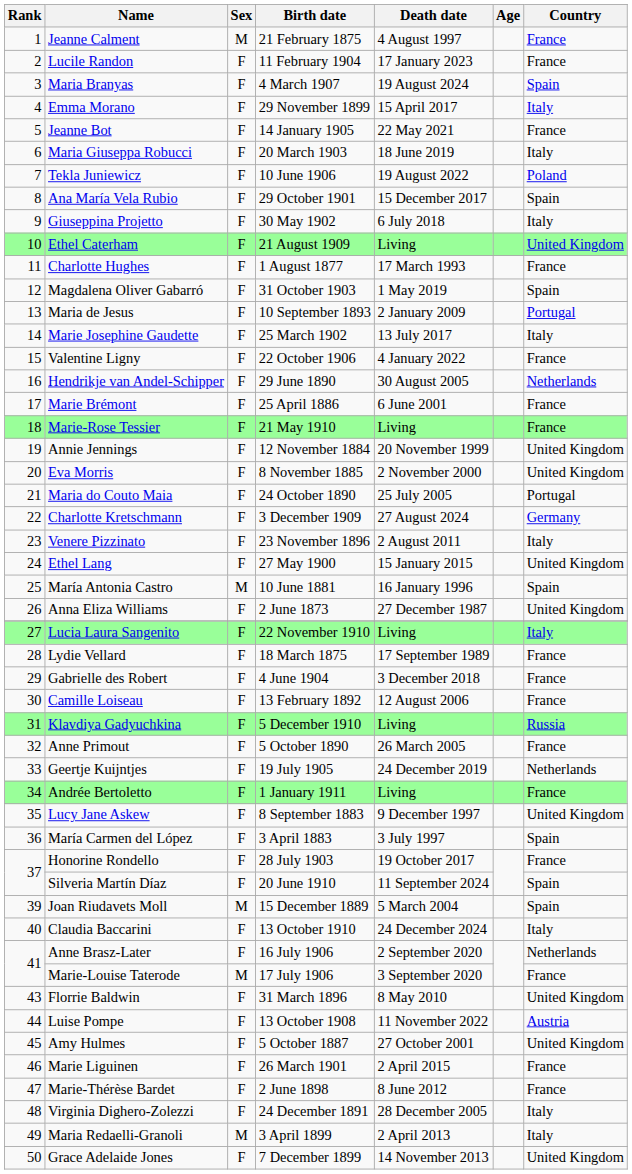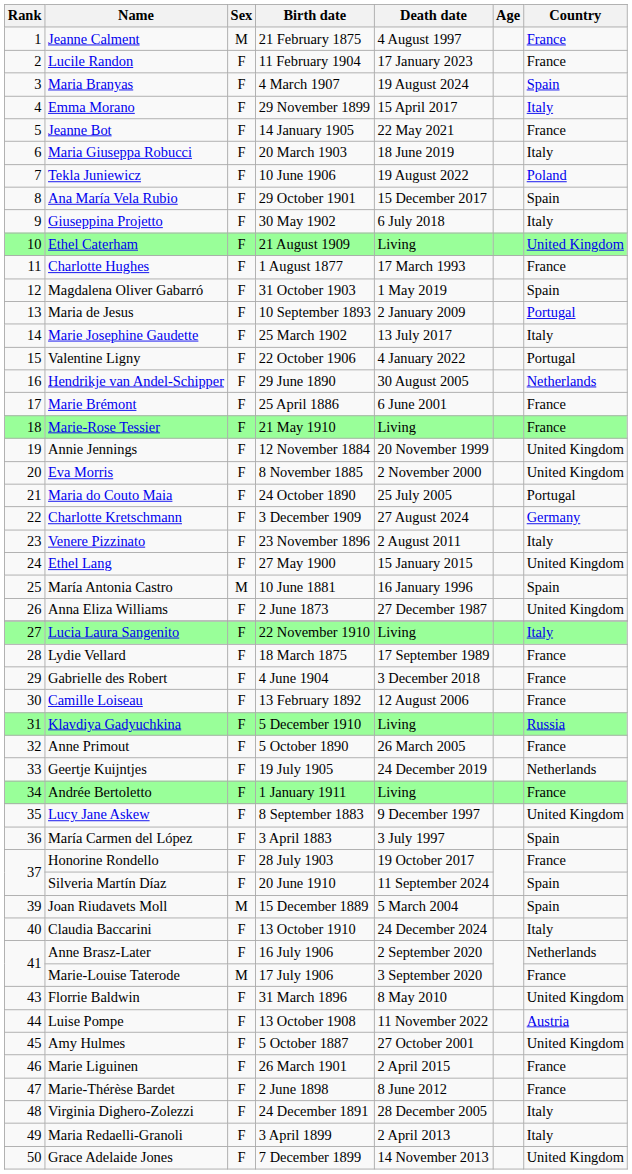(546, 358) France -> (551, 358) Portugal
(241, 1134) M -> (241, 1134) F
